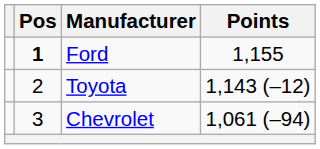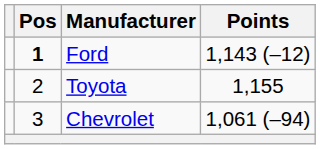(258, 54) 1,155 -> (258, 54) 1,143 (–12)
(258, 86) 1,143 (–12) -> (258, 86) 1,155
